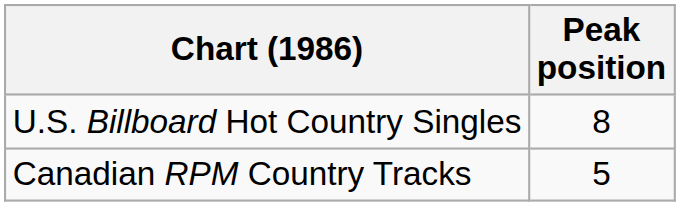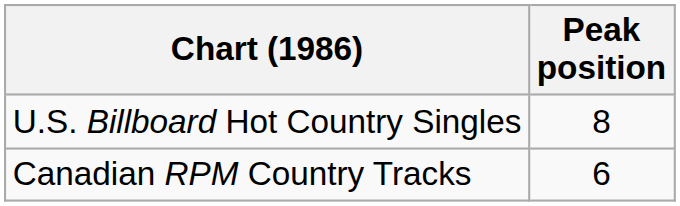(601, 173) 5 -> (601, 173) 6
